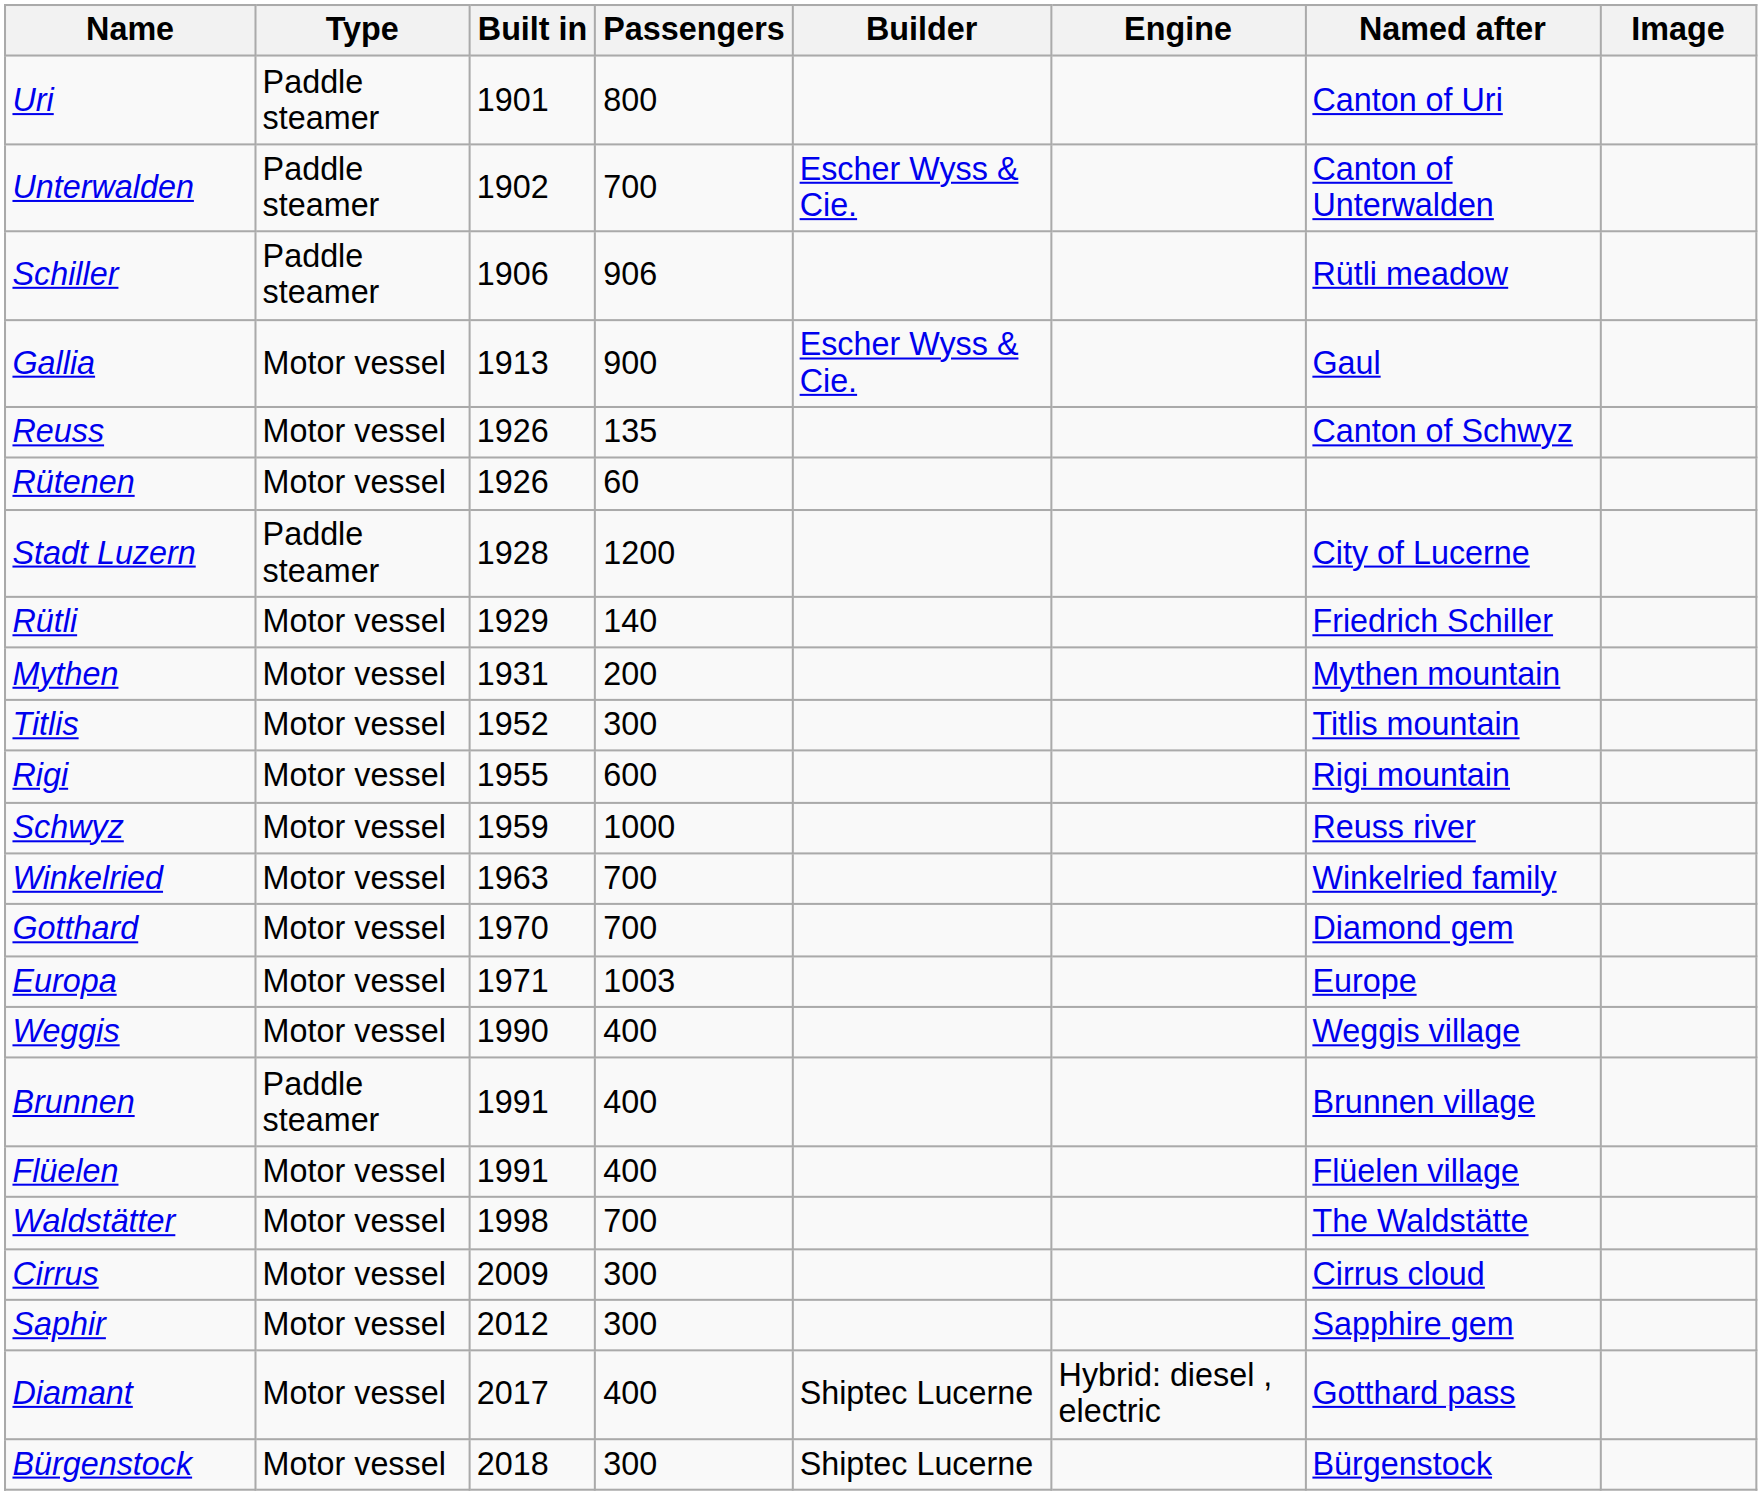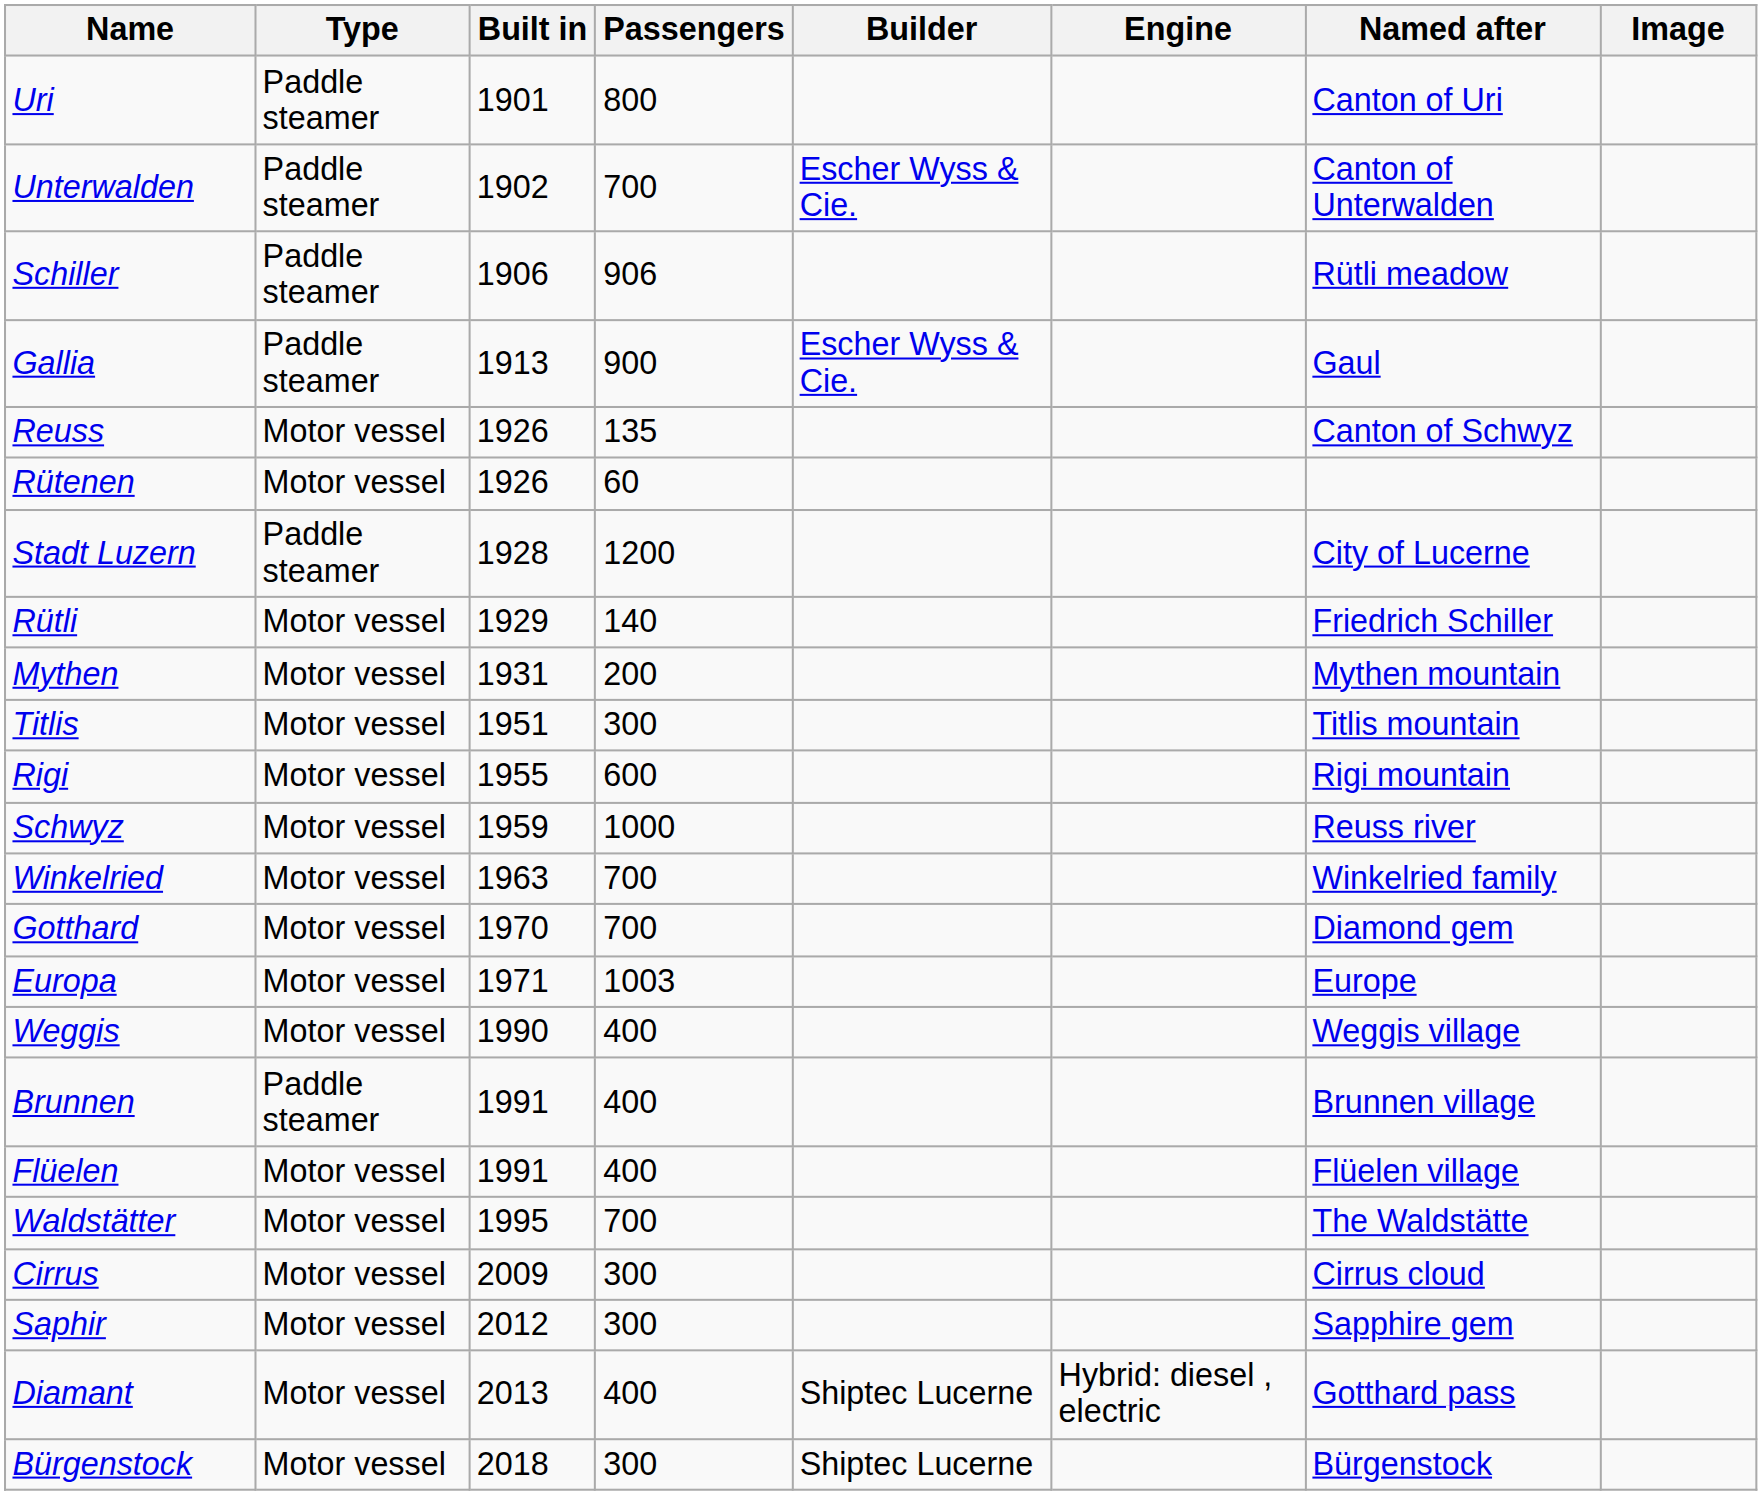(354, 362) Motor vessel -> (321, 362) Paddle steamer
(513, 724) 1952 -> (513, 724) 1951
(513, 1222) 1998 -> (513, 1222) 1995
(513, 1394) 2017 -> (513, 1394) 2013
